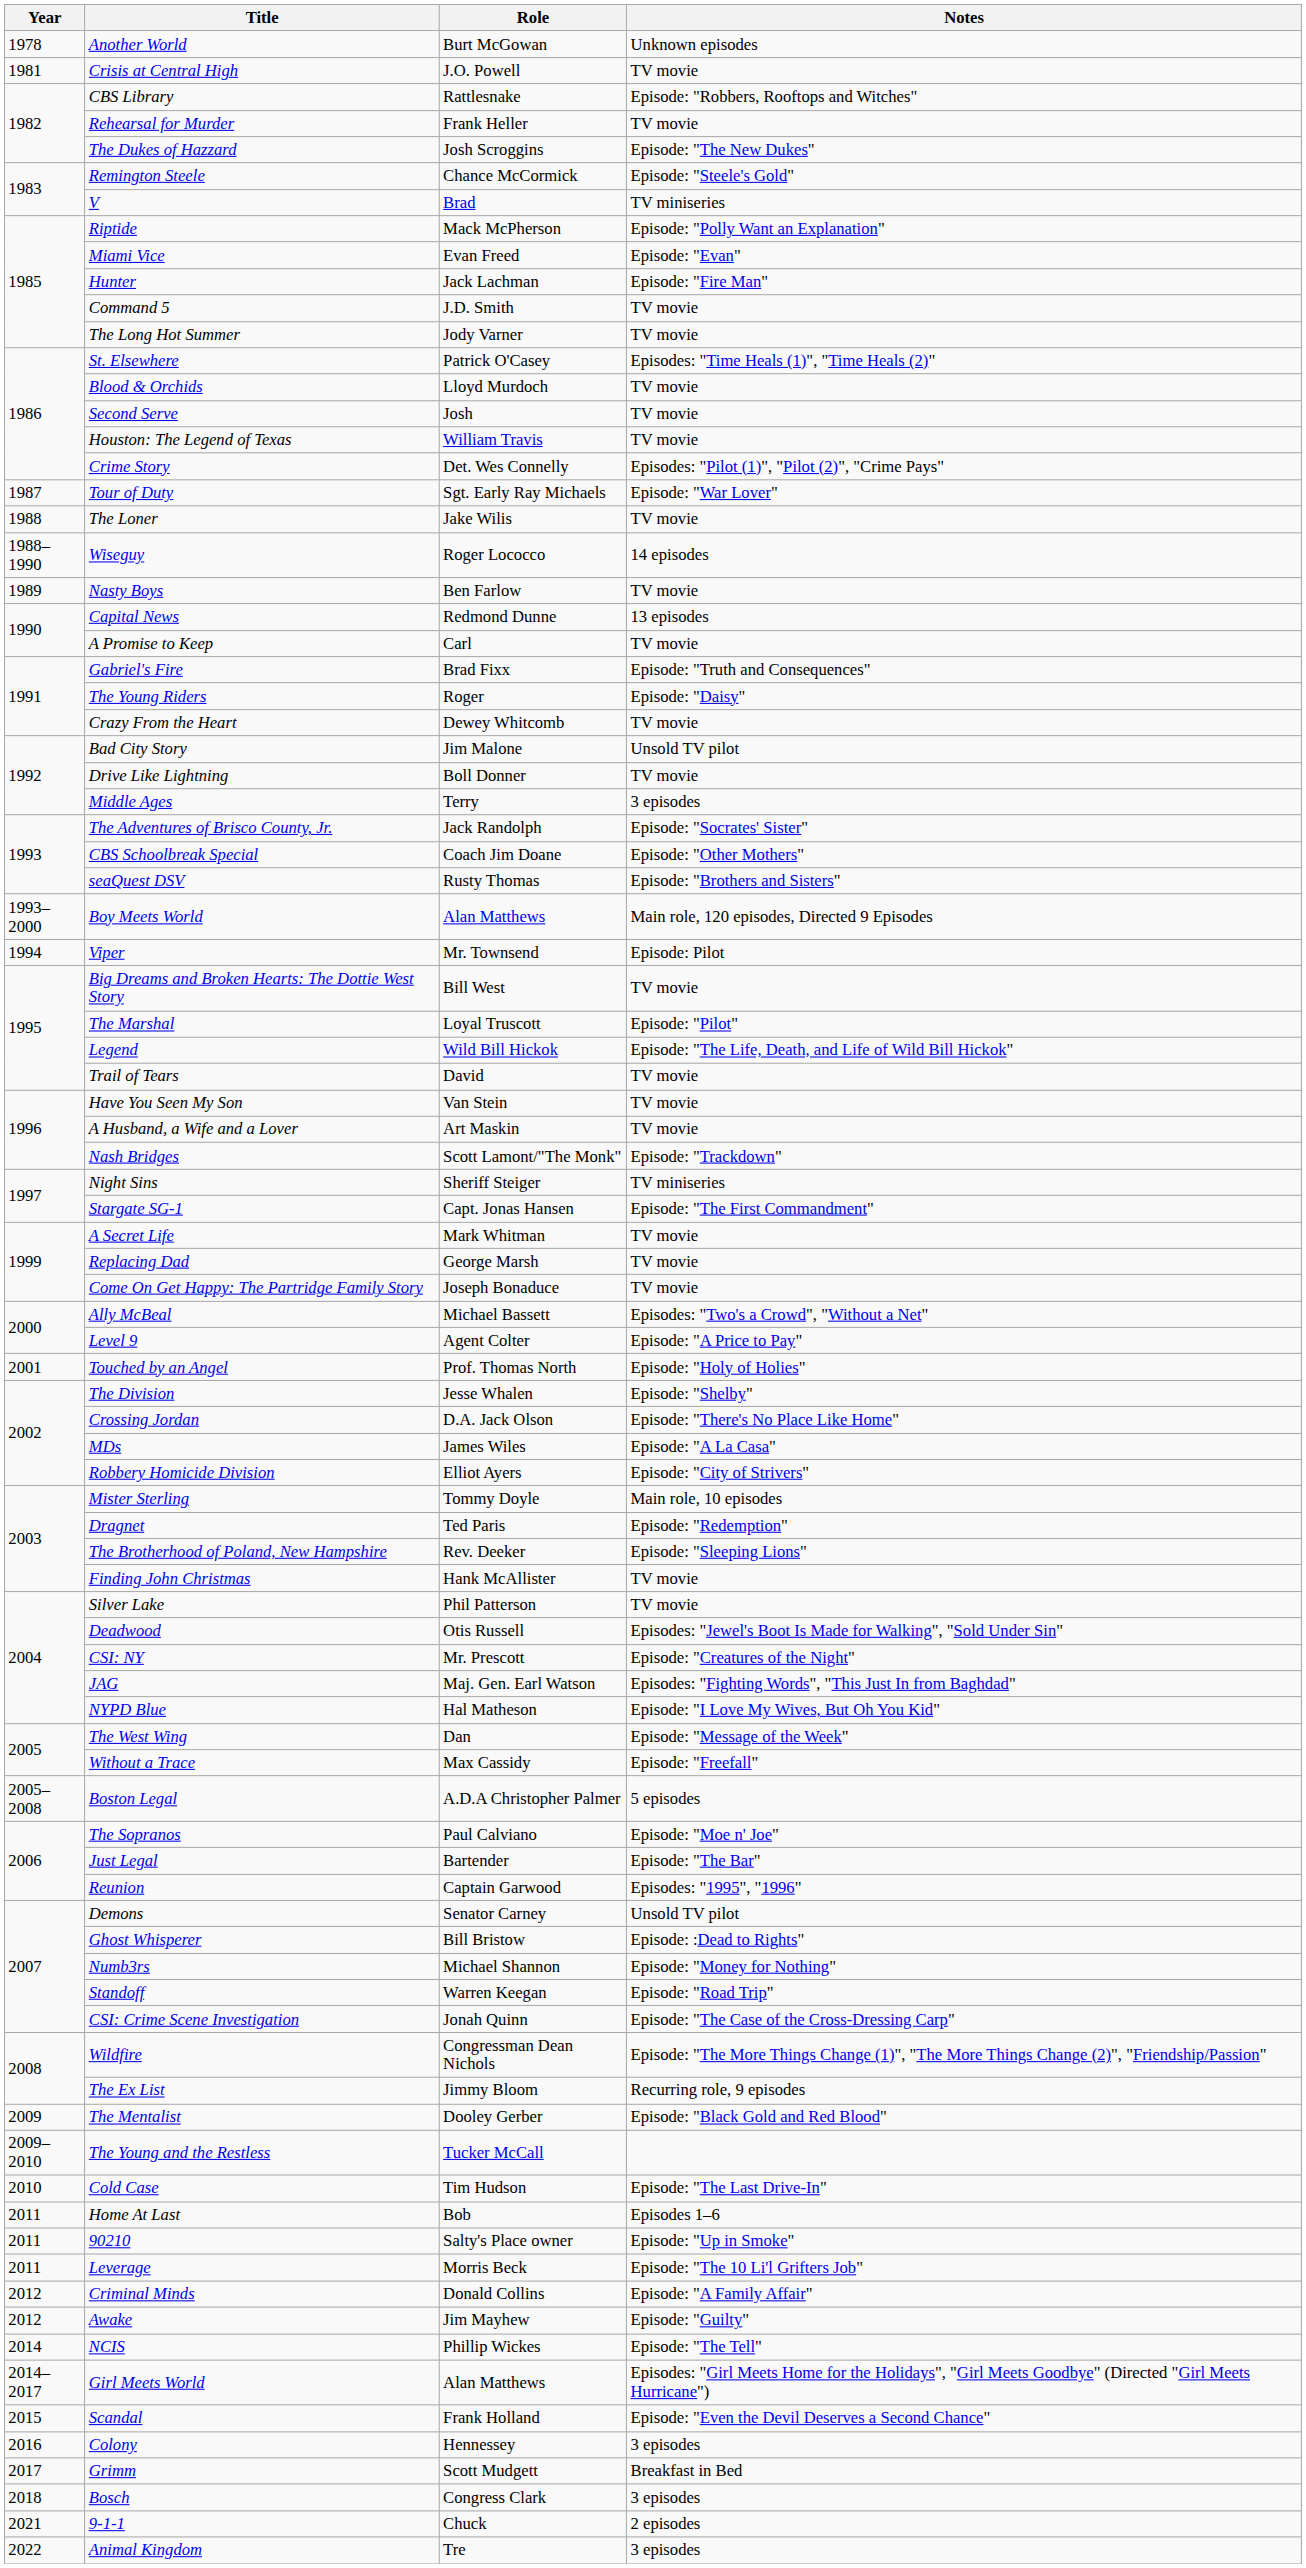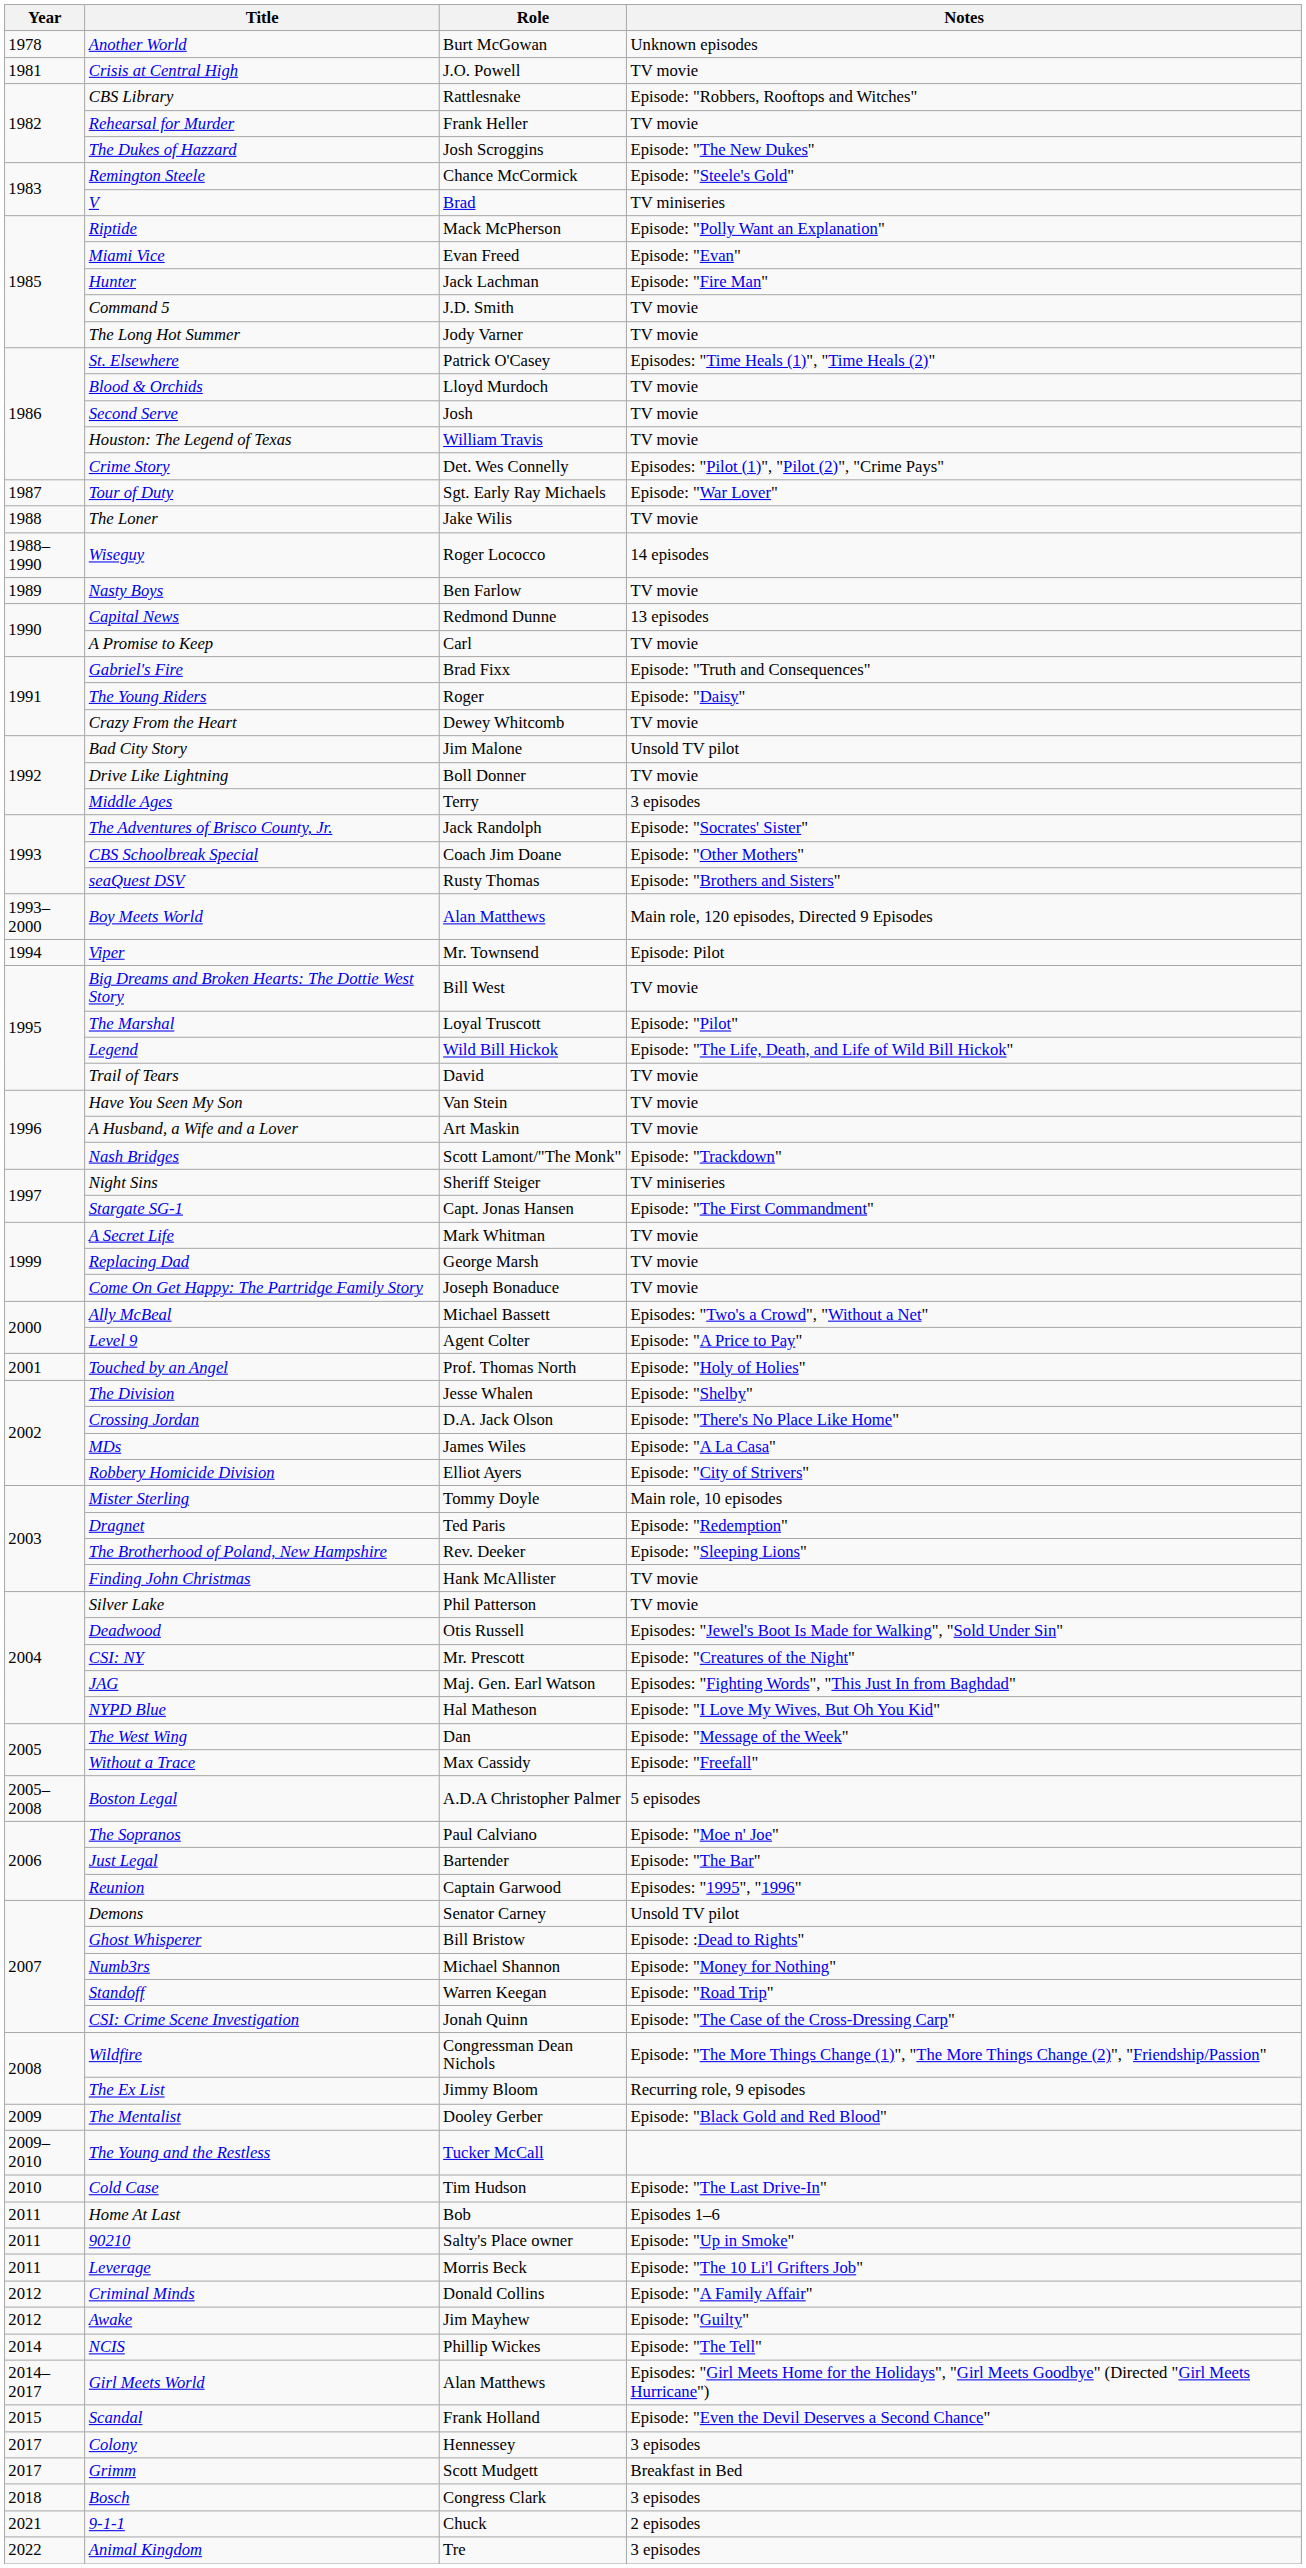(25, 2444) 2016 -> (25, 2444) 2017
